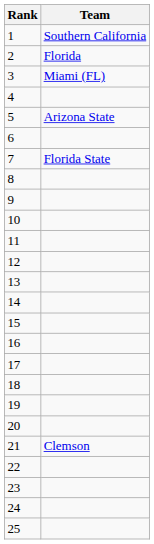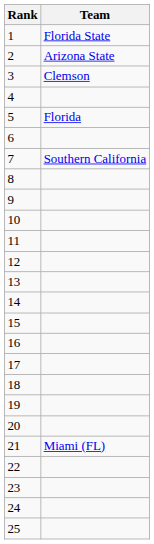(95, 35) Southern California -> (77, 35) Florida State
(62, 55) Florida -> (79, 55) Arizona State
(74, 76) Miami (FL) -> (67, 76) Clemson
(79, 117) Arizona State -> (62, 117) Florida
(77, 158) Florida State -> (95, 158) Southern California
(67, 446) Clemson -> (74, 446) Miami (FL)
